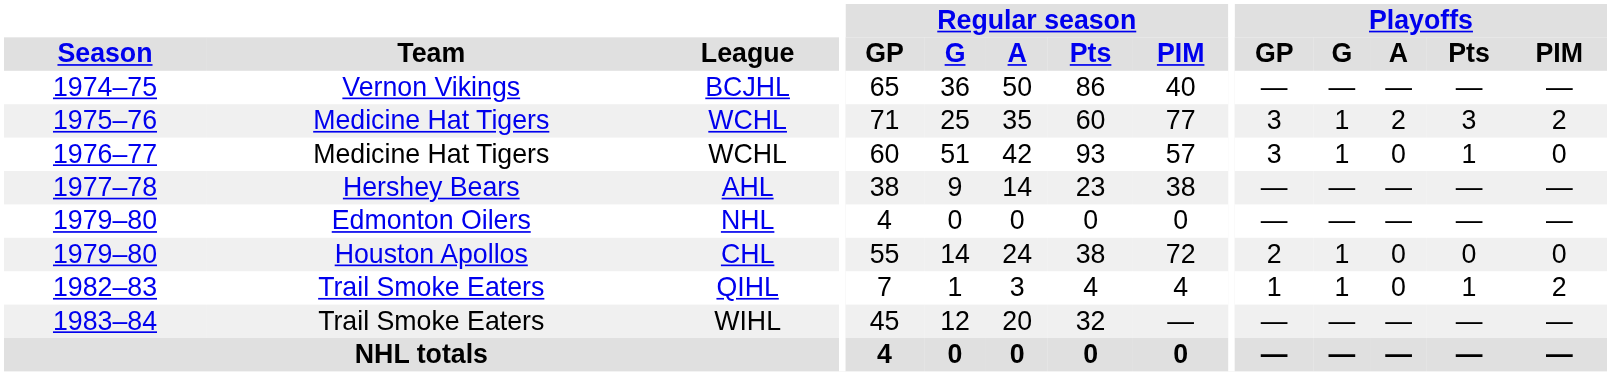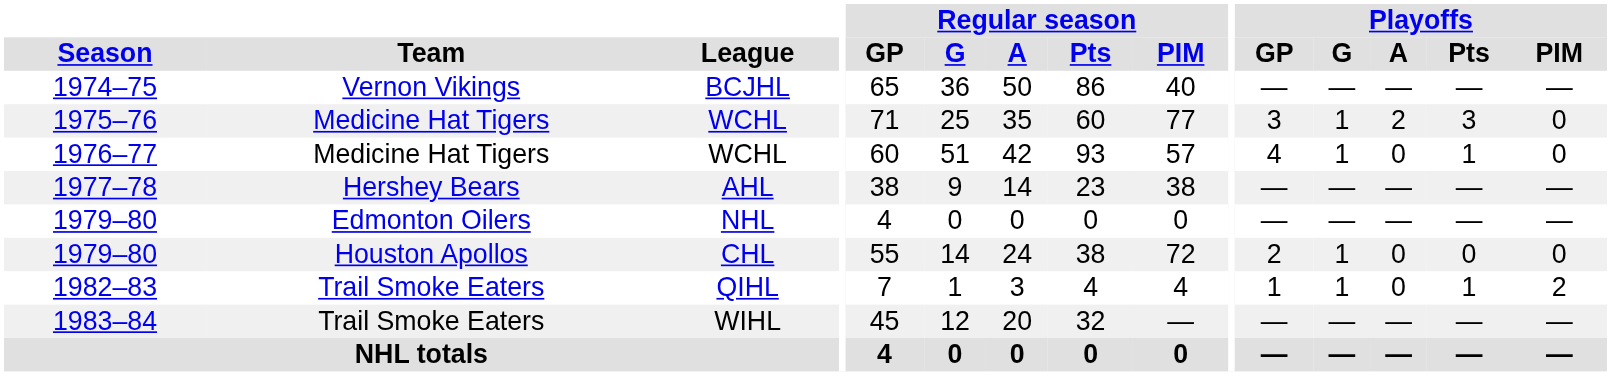(1559, 120) 2 -> (1559, 120) 0
(1274, 153) 3 -> (1274, 153) 4
